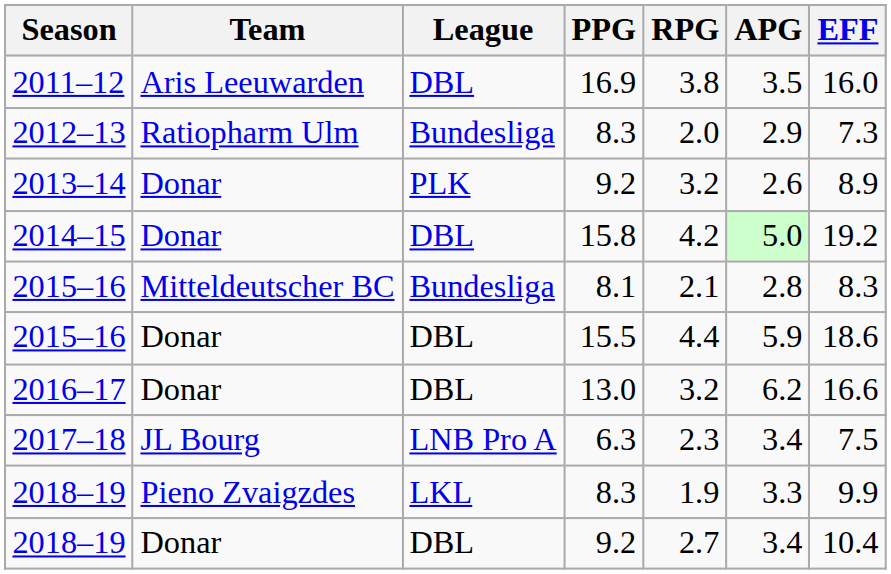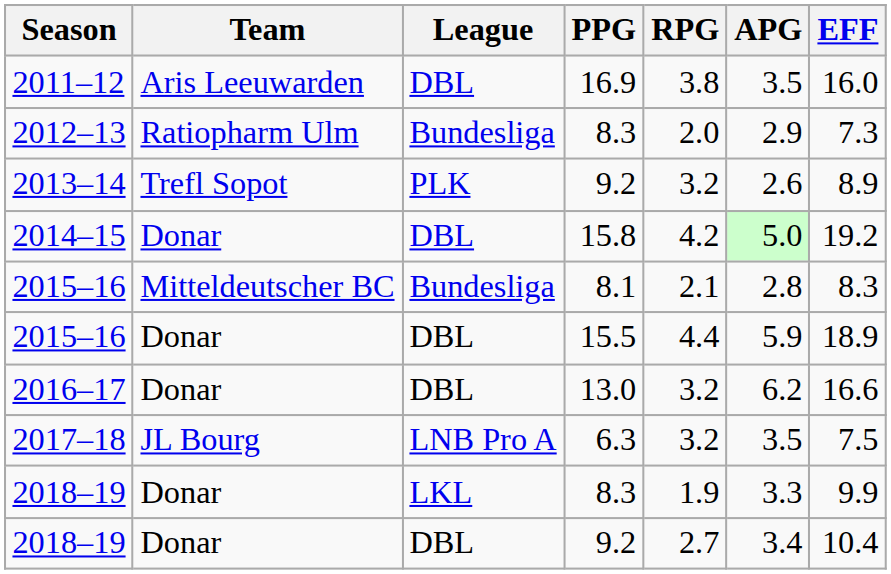(181, 183) Donar -> (214, 183) Trefl Sopot
(850, 337) 18.6 -> (850, 337) 18.9
(699, 440) 2.3 -> (699, 440) 3.2
(782, 440) 3.4 -> (782, 440) 3.5
(248, 491) Pieno Zvaigzdes -> (181, 491) Donar
